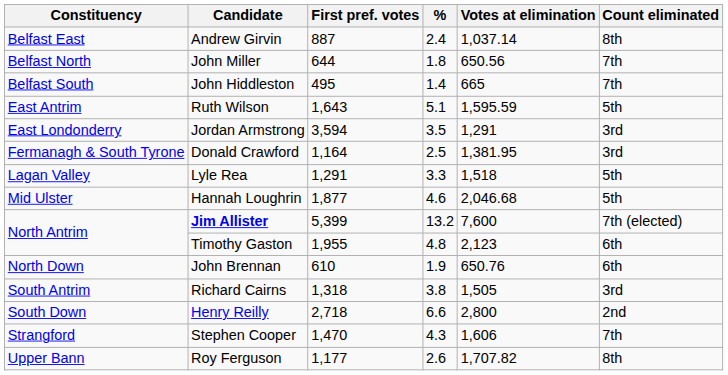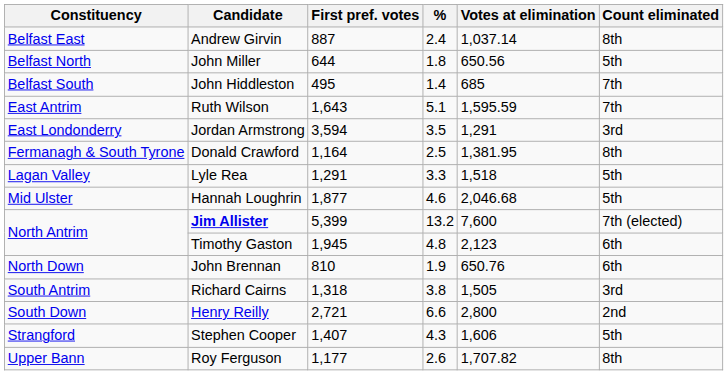(612, 61) 7th -> (612, 61) 5th
(473, 84) 665 -> (473, 84) 685
(612, 107) 5th -> (612, 107) 7th
(613, 152) 3rd -> (612, 152) 8th
(329, 244) 1,955 -> (329, 244) 1,945
(323, 267) 610 -> (323, 267) 810
(329, 312) 2,718 -> (329, 312) 2,721
(329, 335) 1,470 -> (329, 335) 1,407
(612, 335) 7th -> (612, 335) 5th
